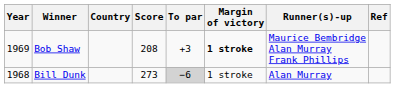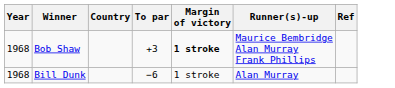- column: (149, 18)
(18, 49) 1969 -> (18, 49) 1968
(185, 75) lightgrey background -> (152, 75) no background
